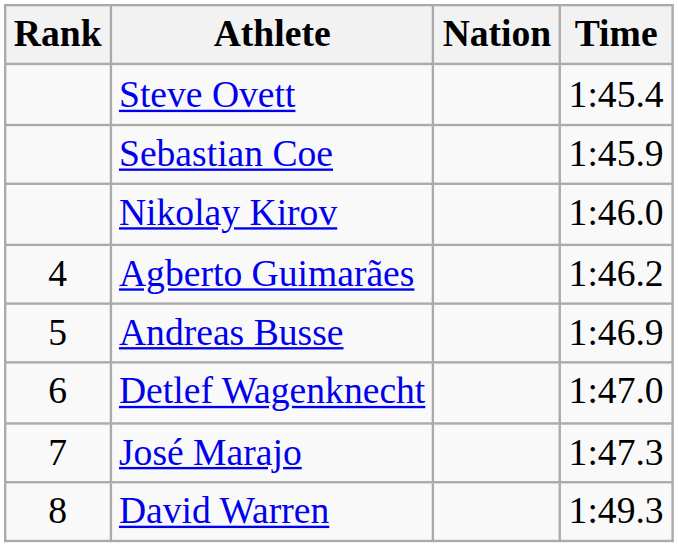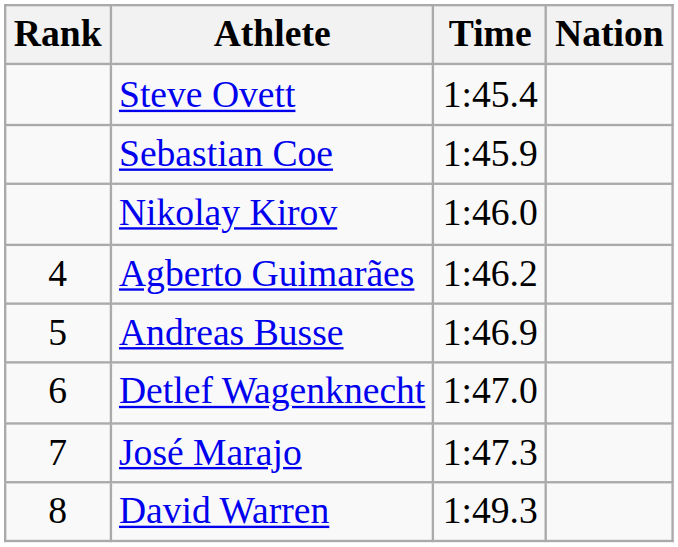columns swapped: (497, 34) <-> (616, 34)
